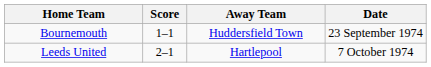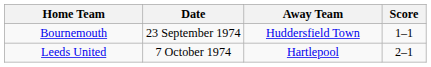columns swapped: (165, 14) <-> (375, 14)
